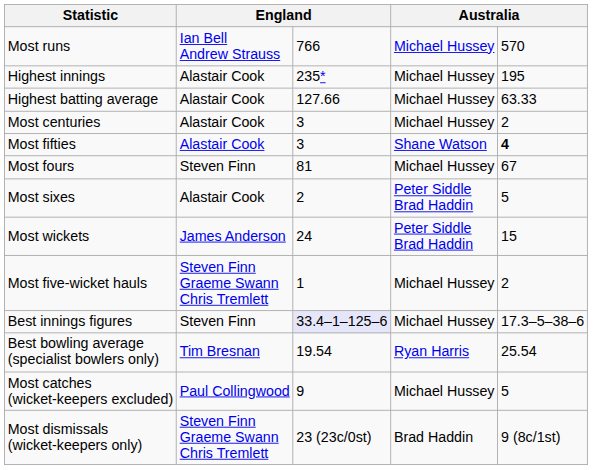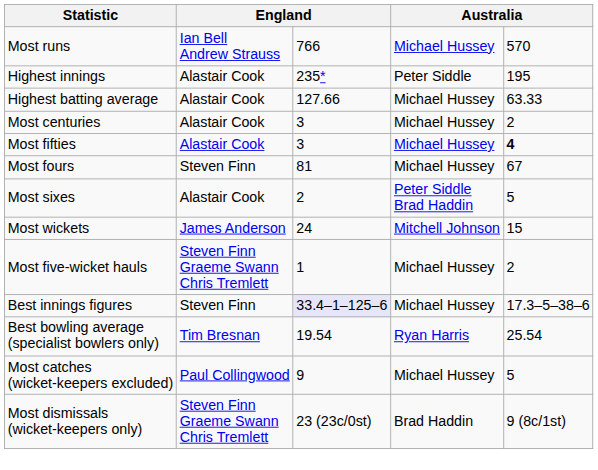(444, 76) Michael Hussey -> (433, 76) Peter Siddle
(440, 144) Shane Watson -> (444, 144) Michael Hussey
(434, 236) Peter Siddle Brad Haddin -> (447, 228) Mitchell Johnson
